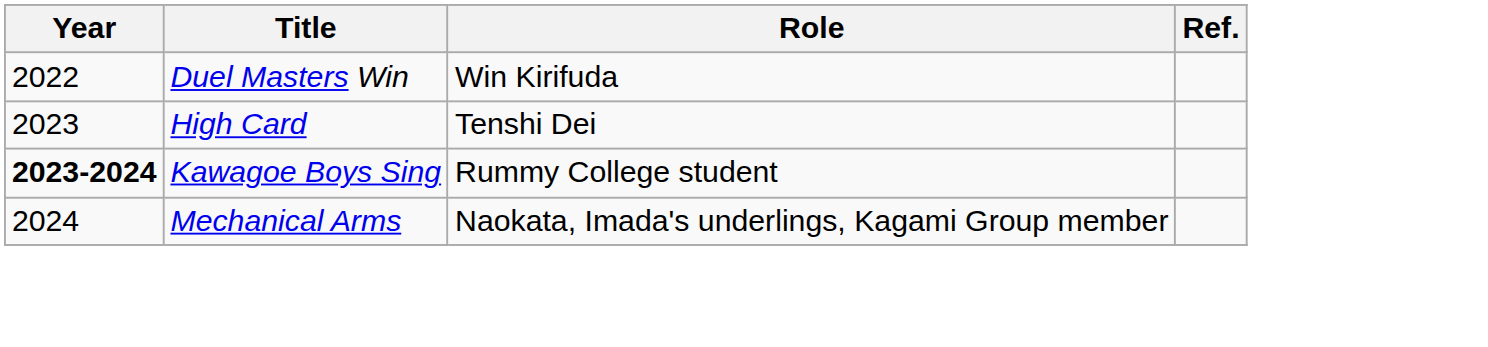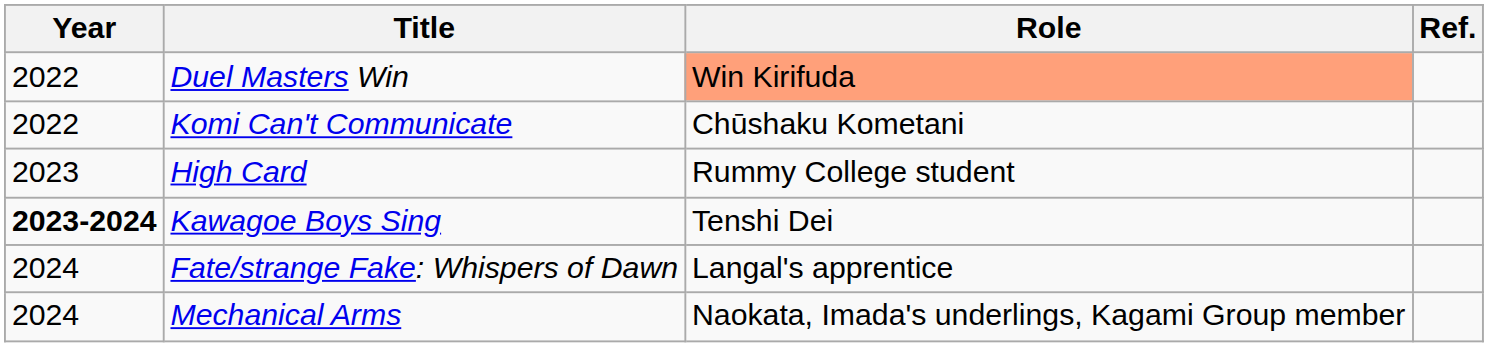(537, 76) no background -> (773, 76) lightsalmon background
+ row: (341, 124)
(526, 124) Tenshi Dei -> (853, 172) Rummy College student
(616, 172) Rummy College student -> (763, 220) Tenshi Dei
+ row: (424, 268)
